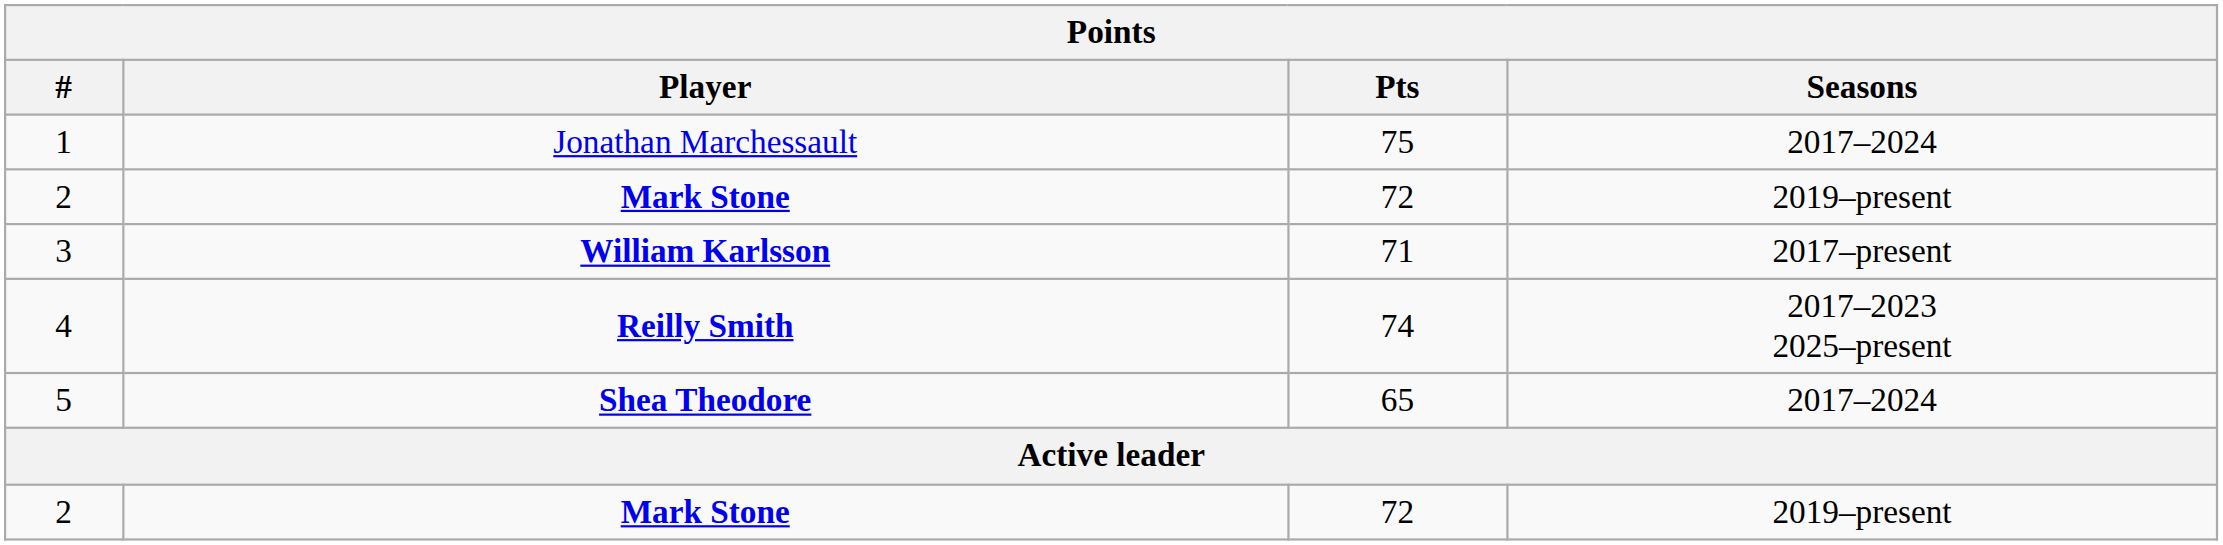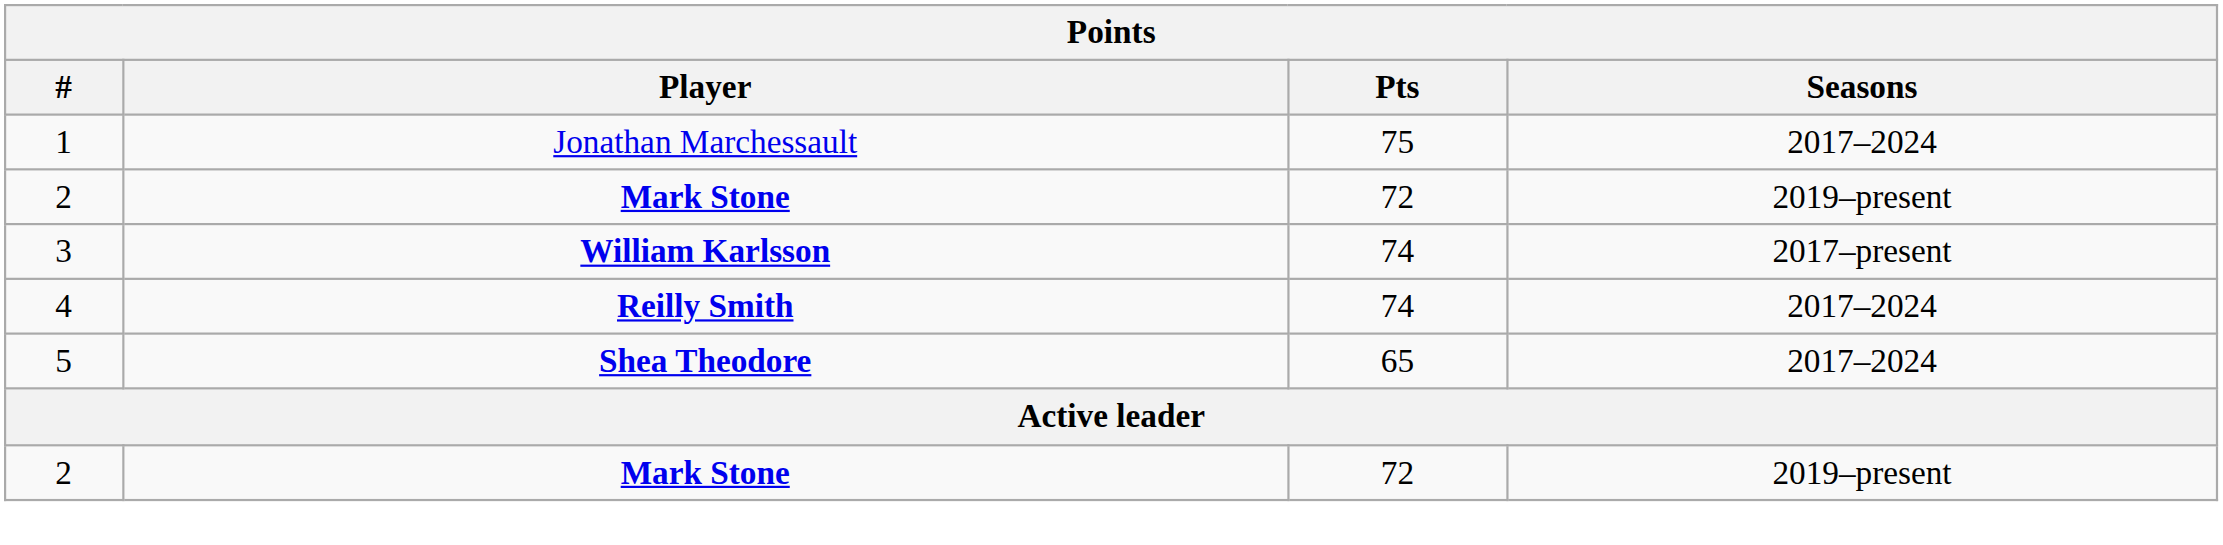(1397, 251) 71 -> (1397, 251) 74
(1862, 326) 2017–2023 2025–present -> (1862, 306) 2017–2024
